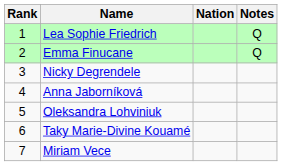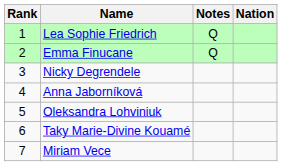columns swapped: (215, 14) <-> (257, 14)
